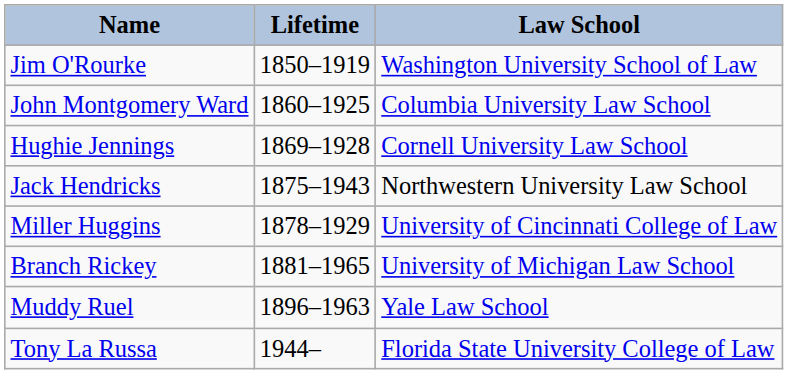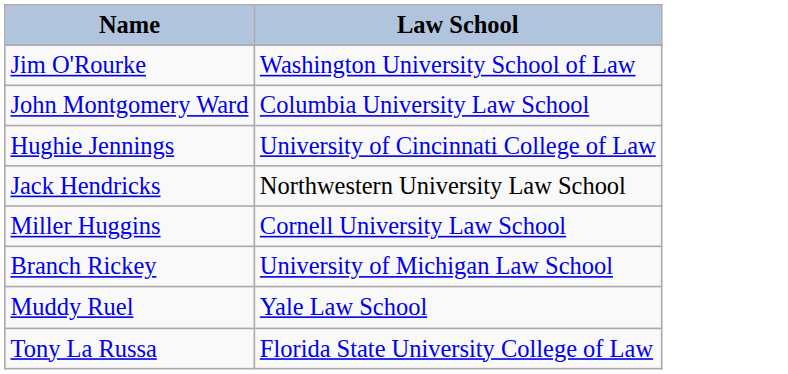- column: (315, 24)
(534, 145) Cornell University Law School -> (458, 145) University of Cincinnati College of Law
(579, 226) University of Cincinnati College of Law -> (413, 226) Cornell University Law School
